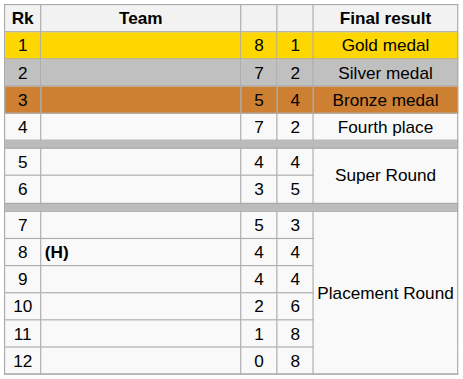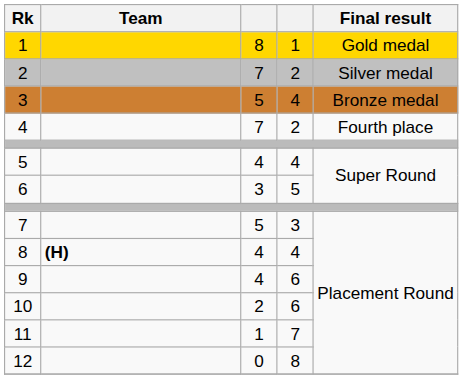(295, 279) 4 -> (295, 279) 6
(295, 333) 8 -> (295, 333) 7
